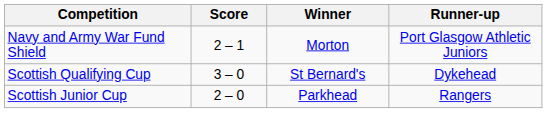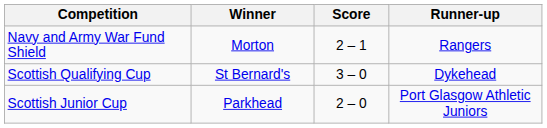columns swapped: (328, 15) <-> (229, 15)
(465, 44) Port Glasgow Athletic Juniors -> (465, 44) Rangers
(465, 96) Rangers -> (465, 104) Port Glasgow Athletic Juniors
